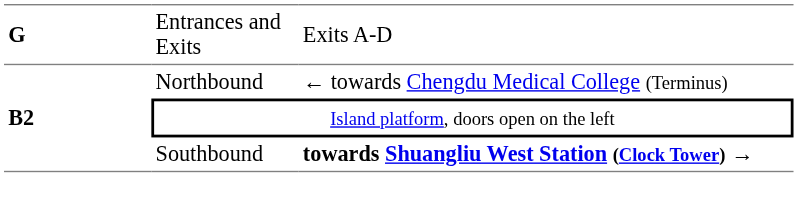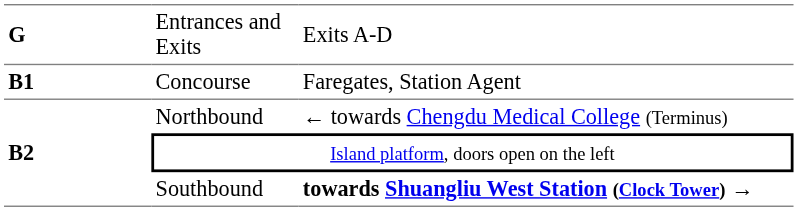+ row: (203, 81)
